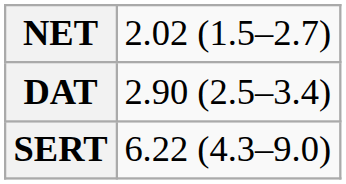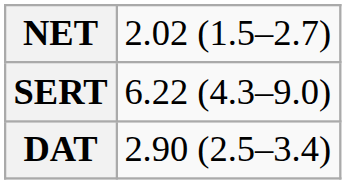rows swapped: (61, 91) <-> (61, 149)
